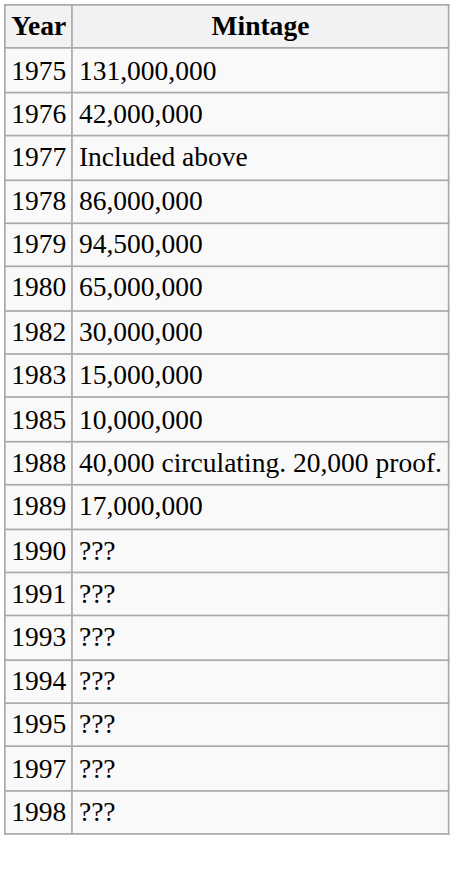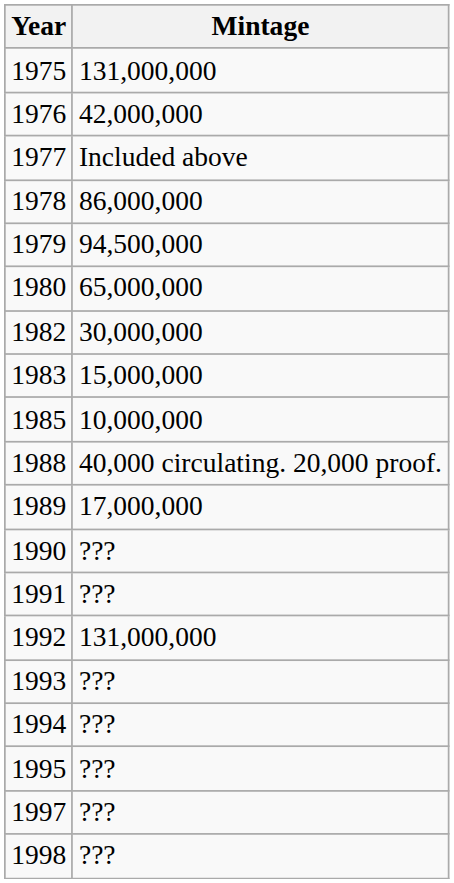+ row: (39, 637)
